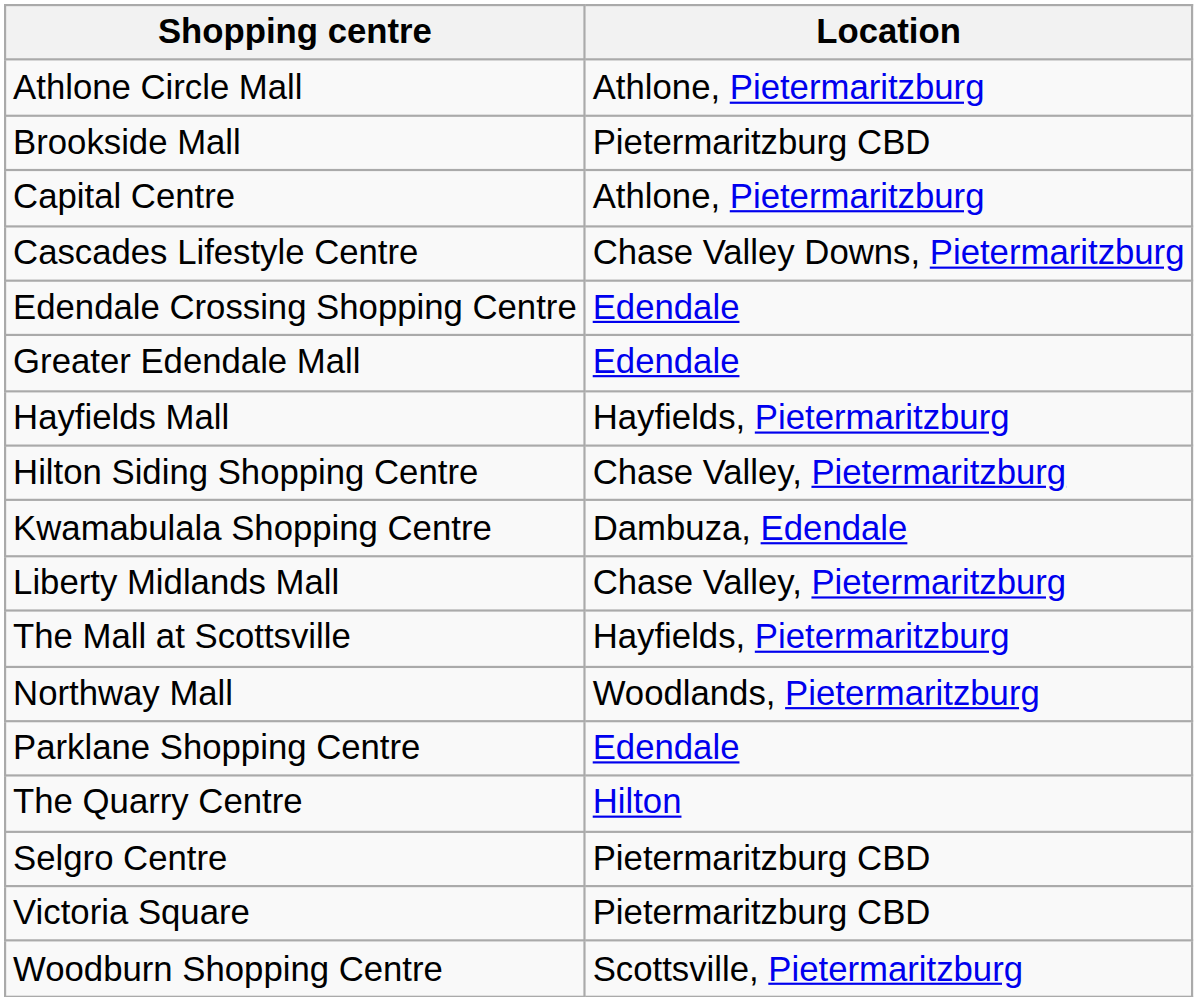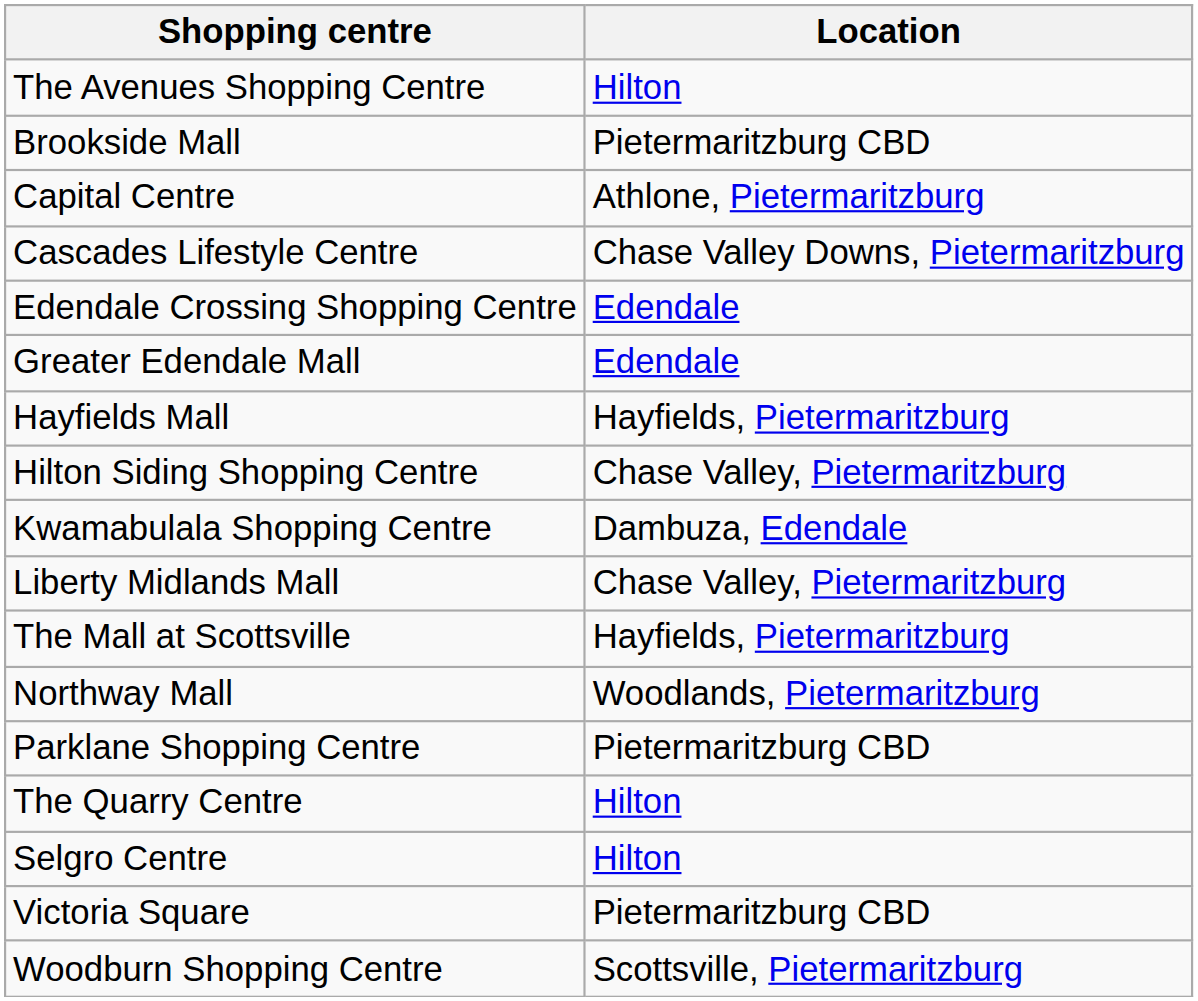- row: (158, 87)
+ row: (249, 87)
(666, 747) Edendale -> (762, 747) Pietermaritzburg CBD
(762, 857) Pietermaritzburg CBD -> (637, 857) Hilton
